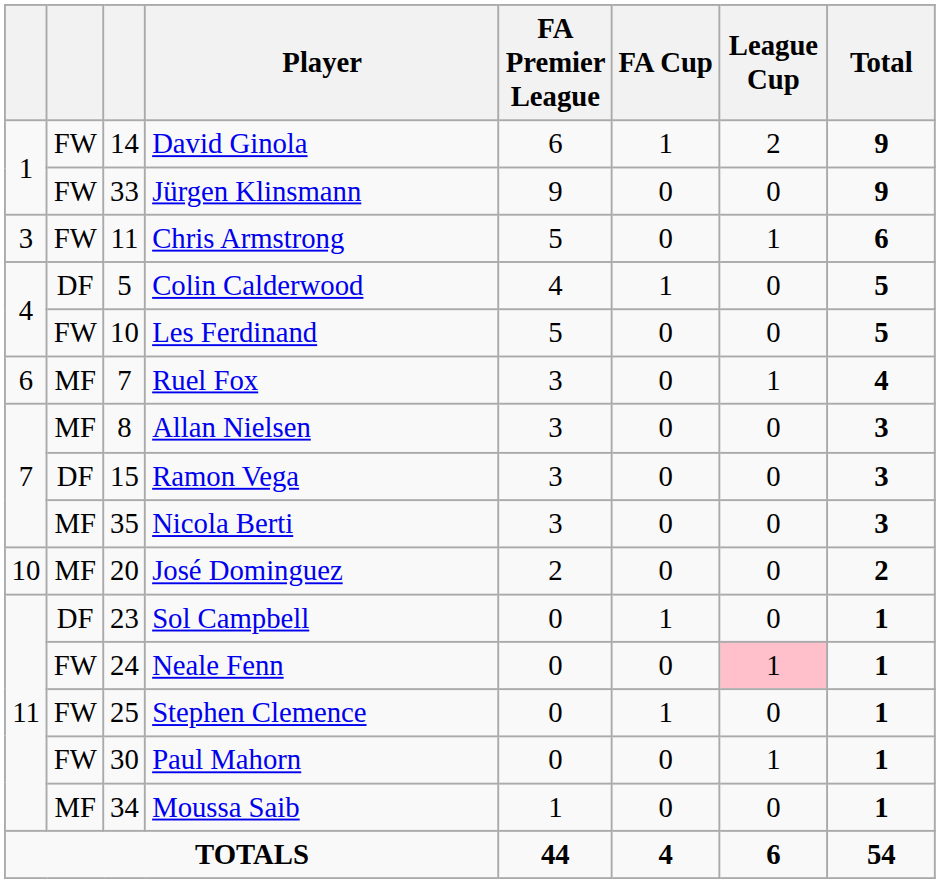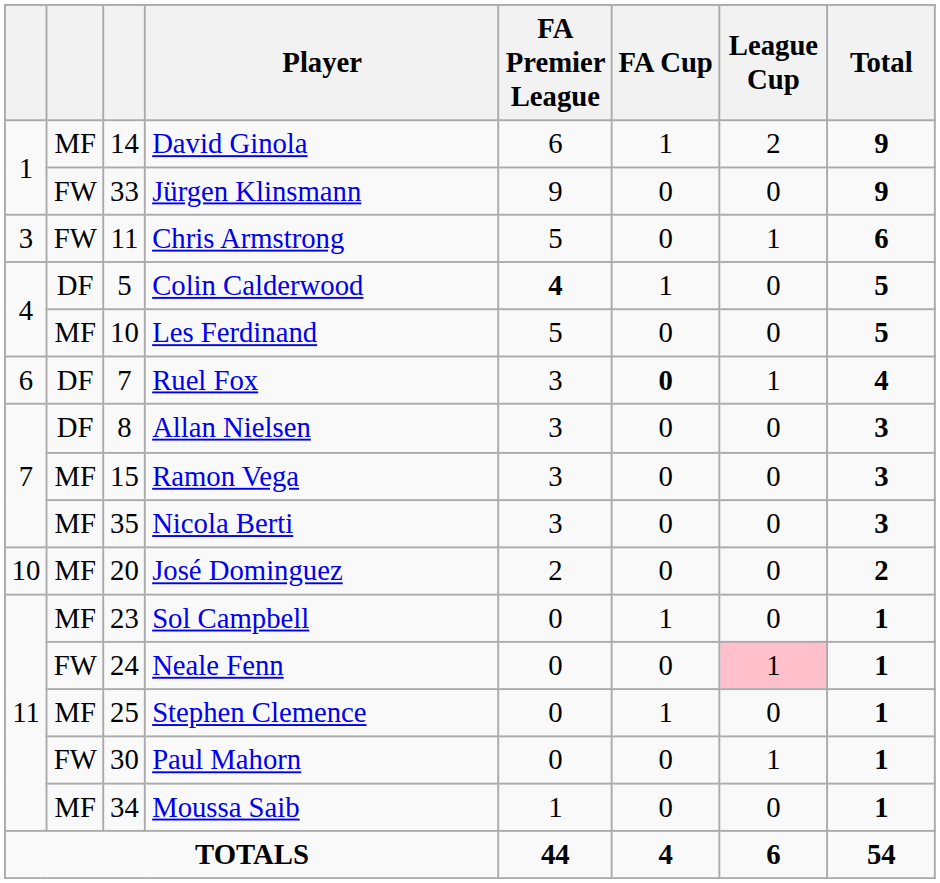(75, 143) FW -> (75, 143) MF
(555, 285) normal -> (555, 285) bold
(75, 333) FW -> (75, 333) MF
(75, 380) MF -> (75, 380) DF
(666, 380) normal -> (666, 380) bold
(75, 427) MF -> (75, 427) DF
(75, 475) DF -> (75, 475) MF
(75, 617) DF -> (75, 617) MF
(75, 712) FW -> (75, 712) MF
